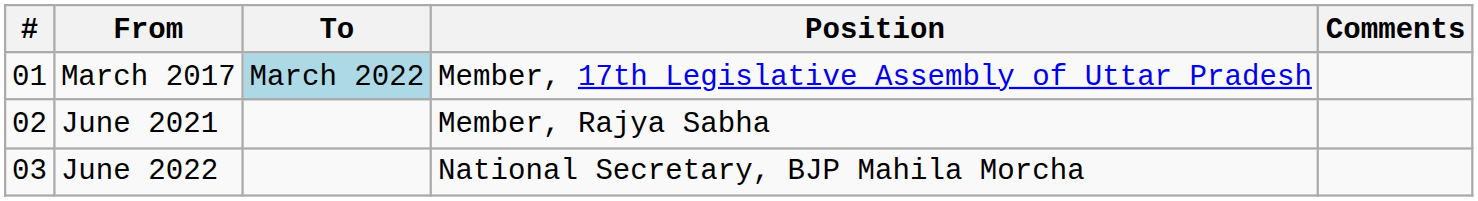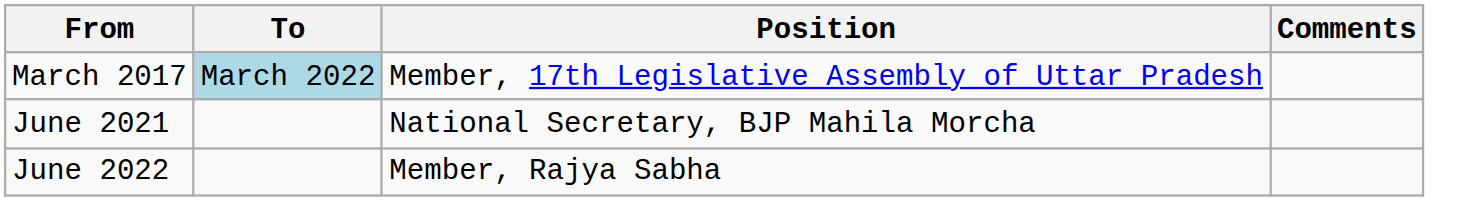- column: (30, 29)
(604, 124) Member, Rajya Sabha -> (713, 124) National Secretary, BJP Mahila Morcha
(761, 171) National Secretary, BJP Mahila Morcha -> (555, 171) Member, Rajya Sabha
